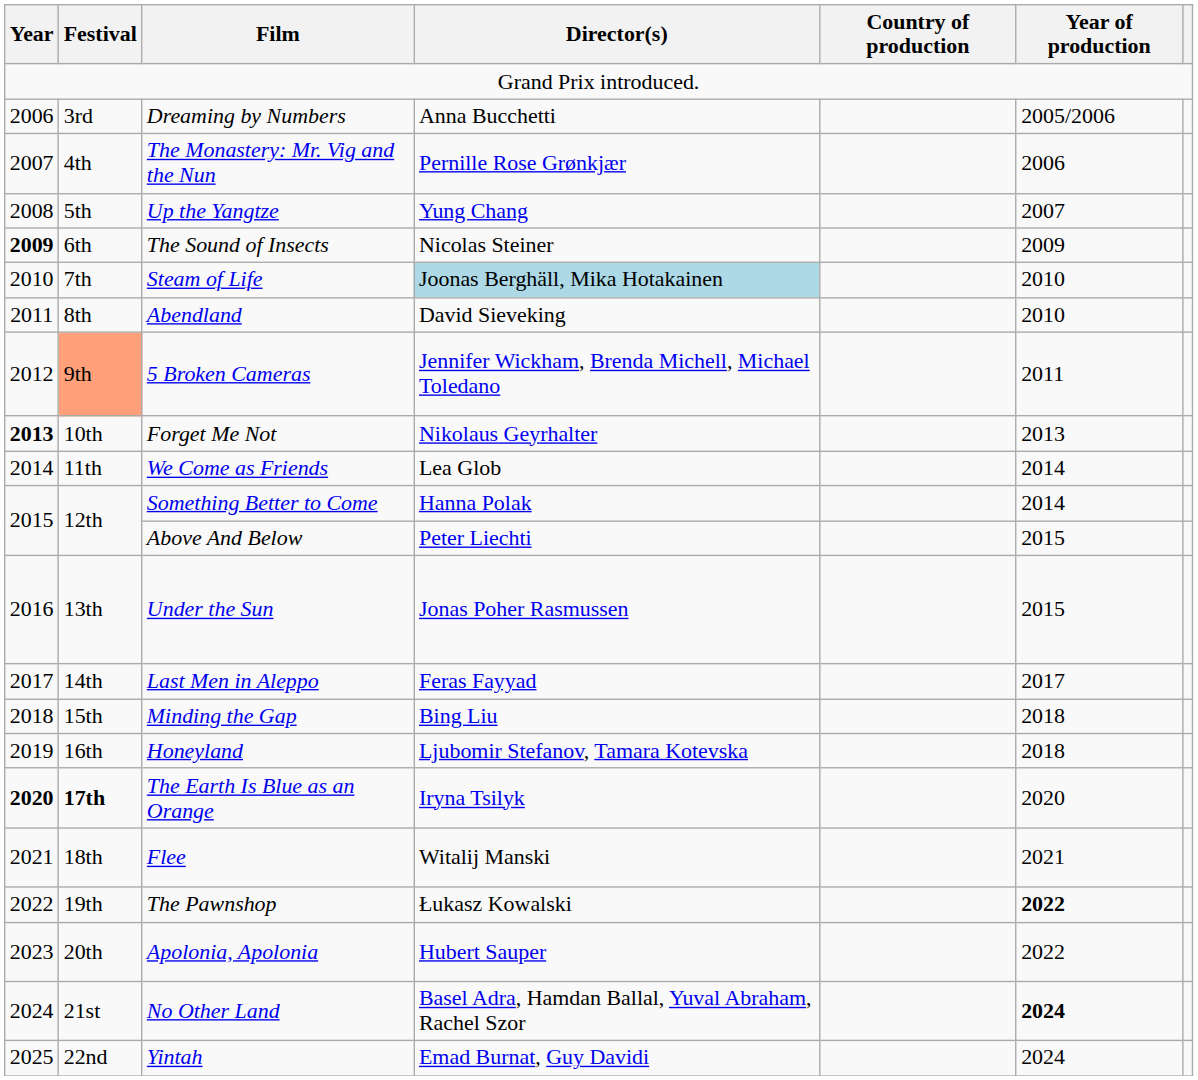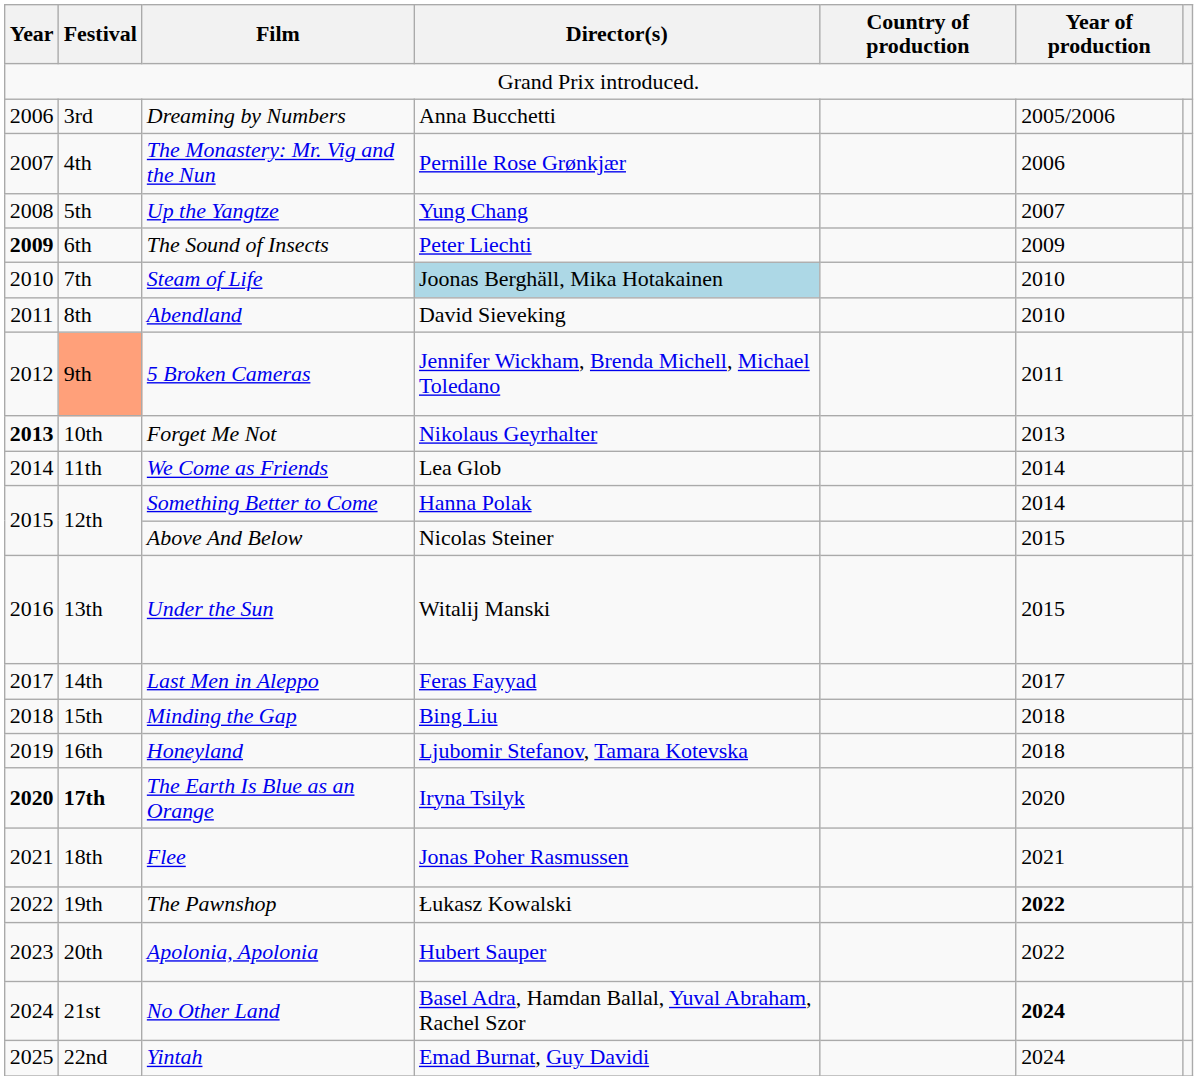(486, 245) Nicolas Steiner -> (475, 245) Peter Liechti
(475, 537) Peter Liechti -> (486, 537) Nicolas Steiner
(524, 609) Jonas Poher Rasmussen -> (485, 609) Witalij Manski
(485, 857) Witalij Manski -> (524, 857) Jonas Poher Rasmussen
